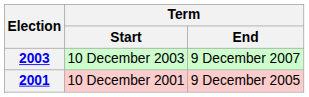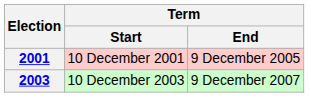rows swapped: (34, 80) <-> (34, 59)
